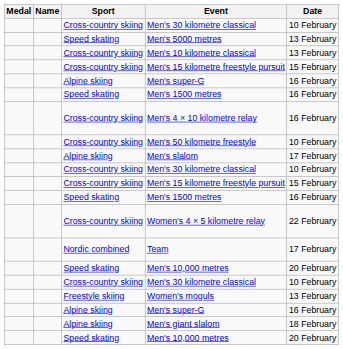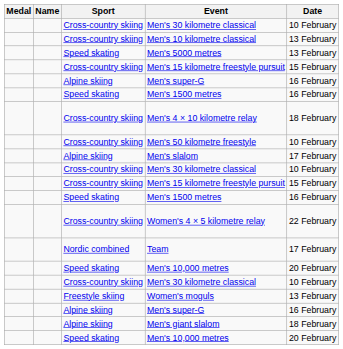rows swapped: (103, 53) <-> (91, 39)
(313, 119) 16 February -> (313, 119) 18 February
